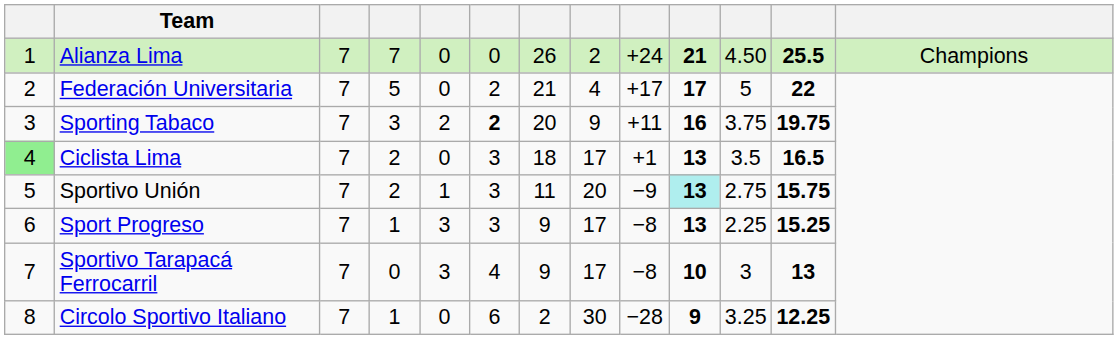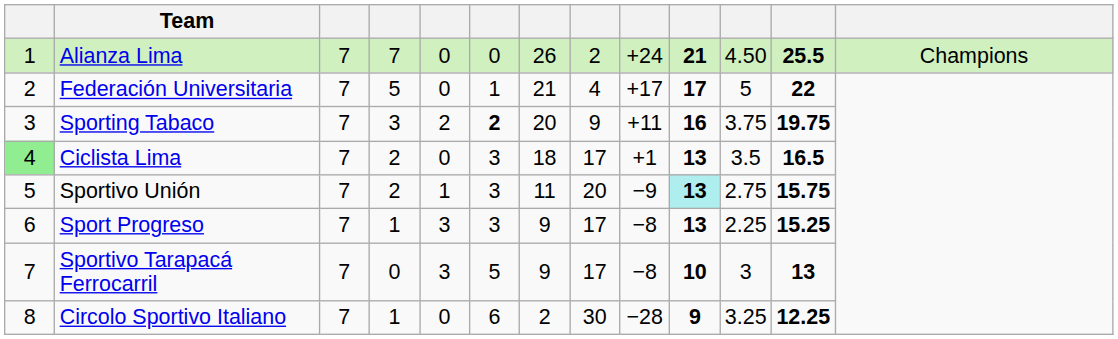(495, 89) 2 -> (495, 89) 1
(495, 271) 4 -> (495, 271) 5
